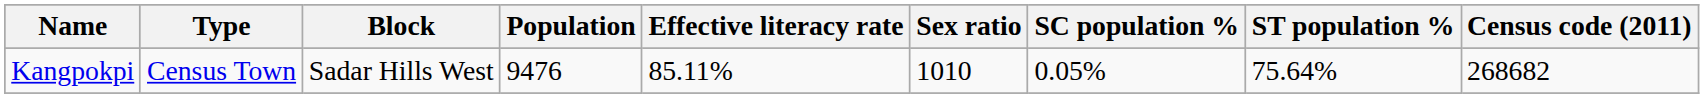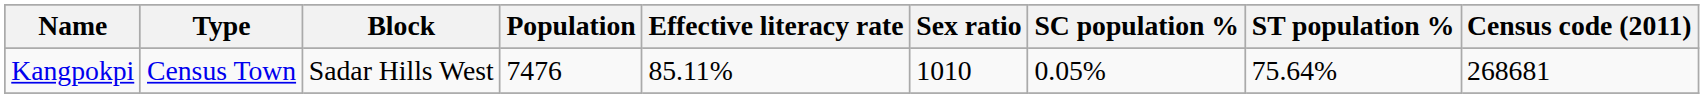(534, 70) 9476 -> (534, 70) 7476
(1509, 70) 268682 -> (1509, 70) 268681
